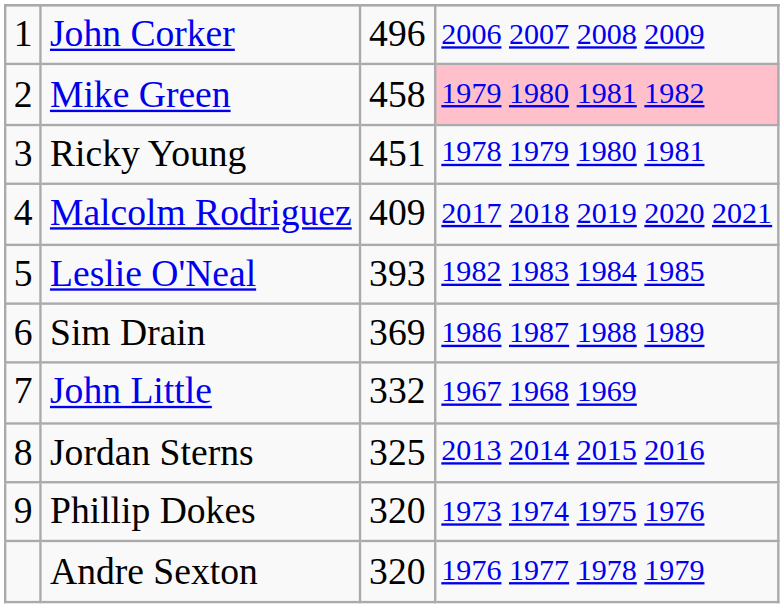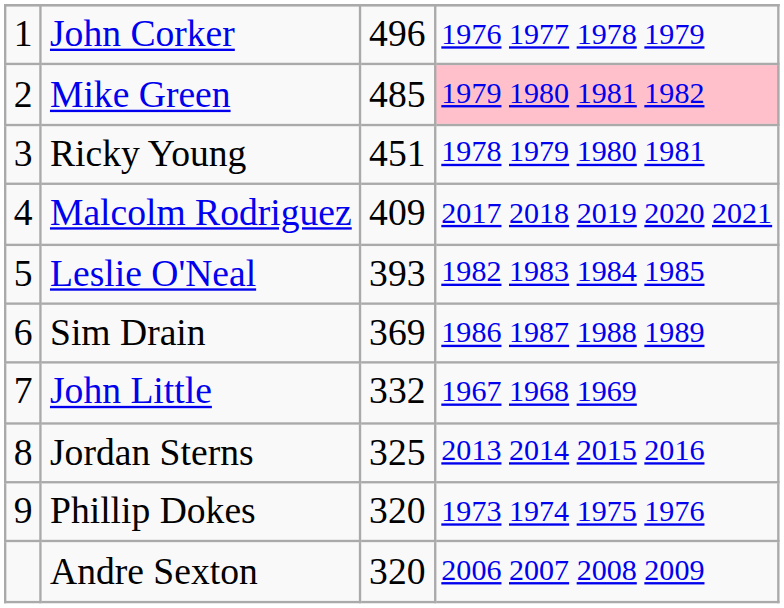(573, 34) 2006 2007 2008 2009 -> (573, 34) 1976 1977 1978 1979
(397, 93) 458 -> (397, 93) 485
(573, 570) 1976 1977 1978 1979 -> (573, 570) 2006 2007 2008 2009
